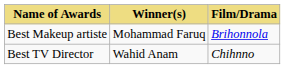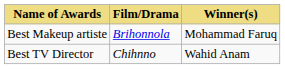columns swapped: (159, 14) <-> (244, 14)
